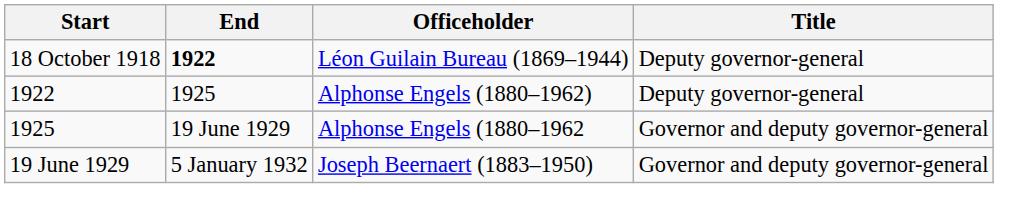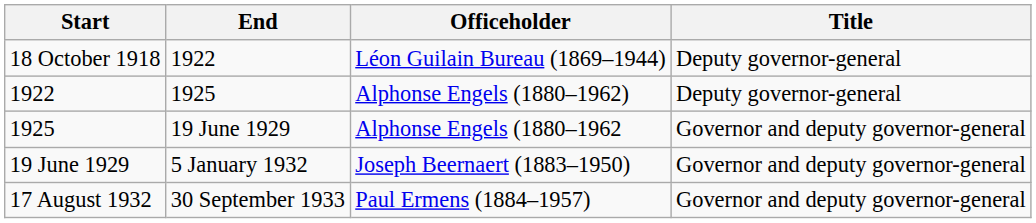(193, 57) bold -> (193, 57) normal
+ row: (81, 199)
